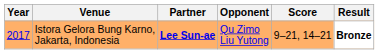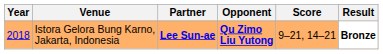(18, 35) 2017 -> (18, 35) 2018
(244, 35) normal -> (247, 35) bold
